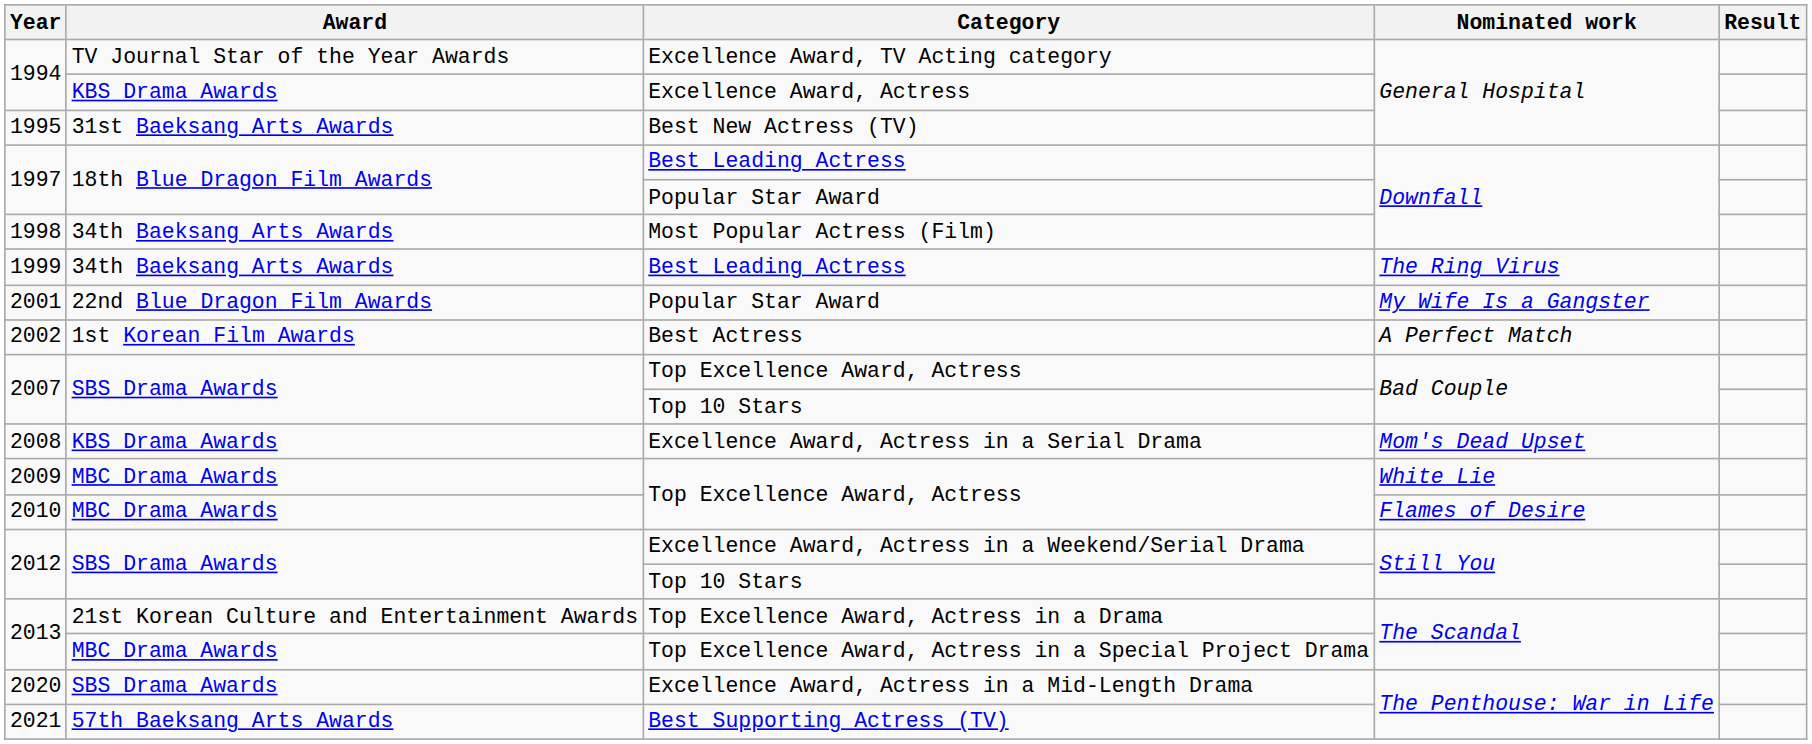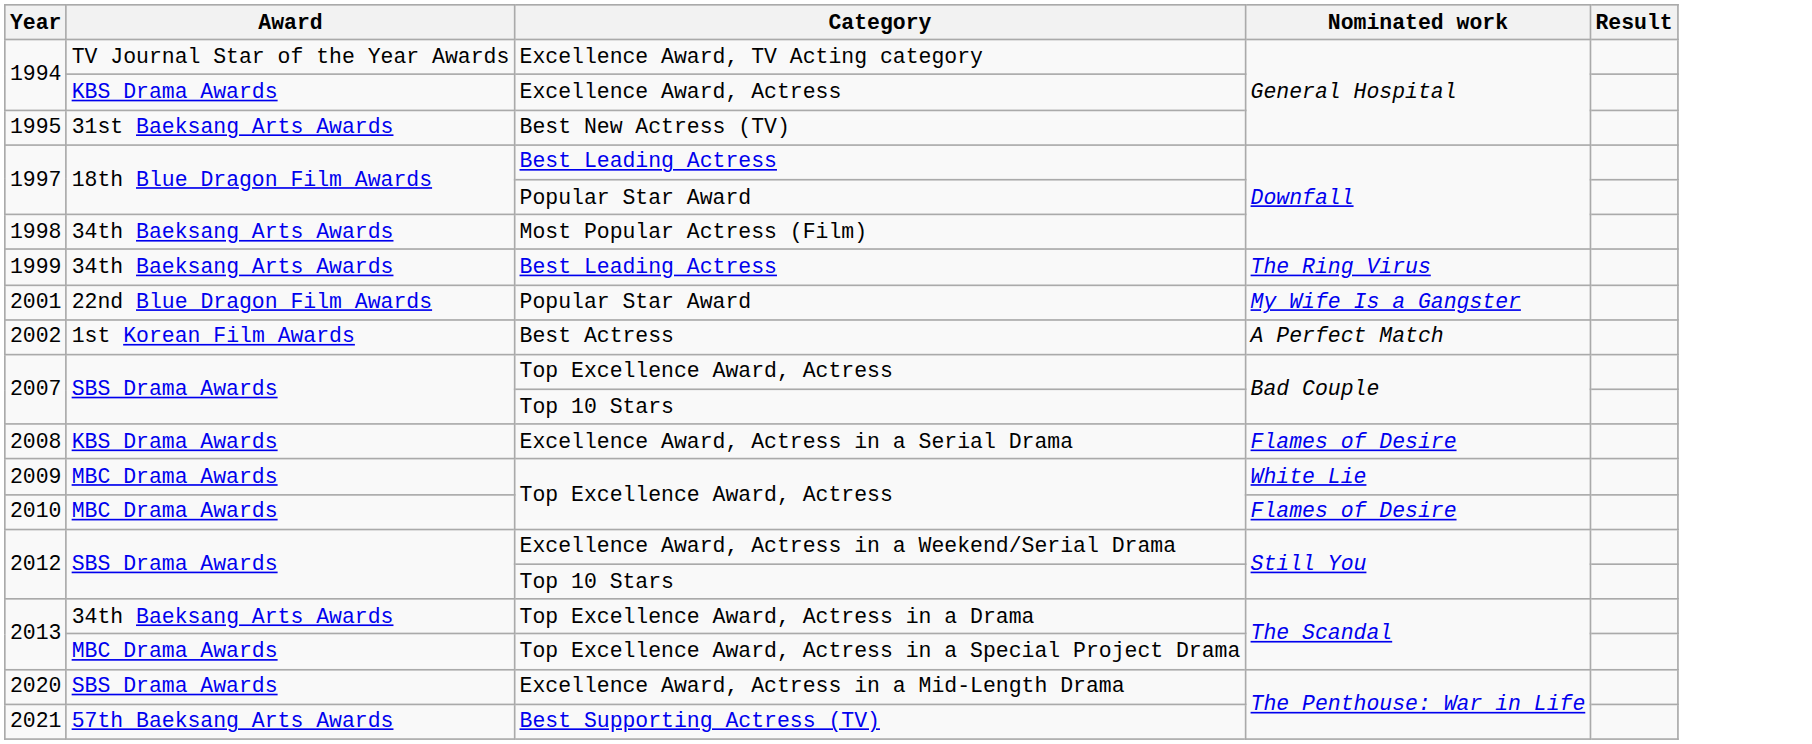(1482, 442) Mom's Dead Upset -> (1354, 442) Flames of Desire
(355, 617) 21st Korean Culture and Entertainment Awards -> (233, 617) 34th Baeksang Arts Awards
